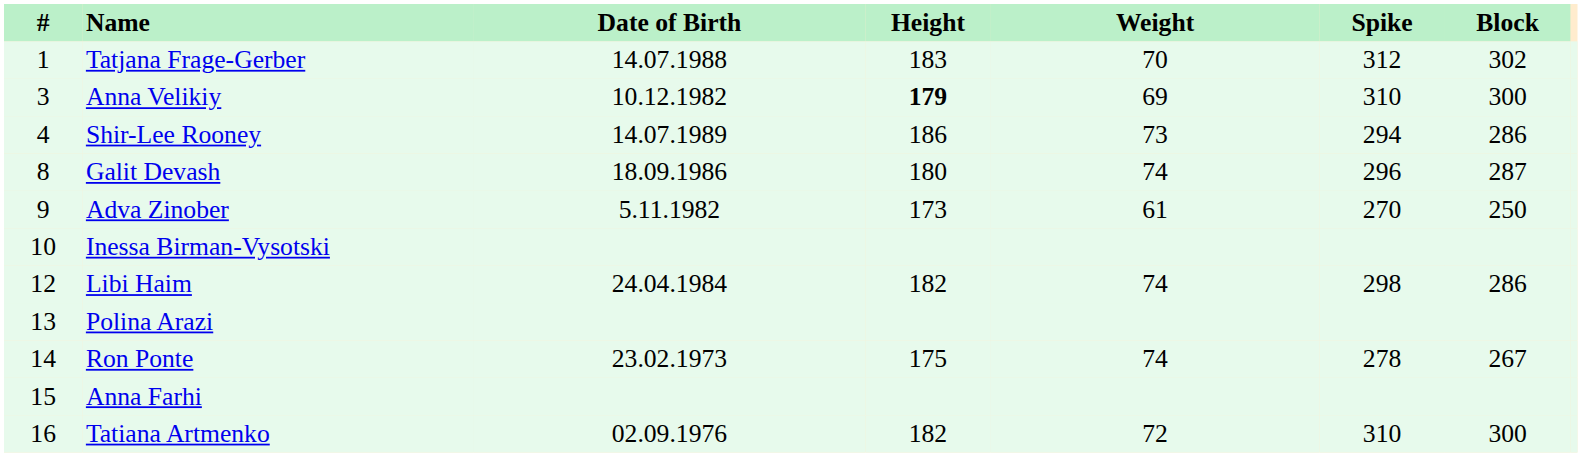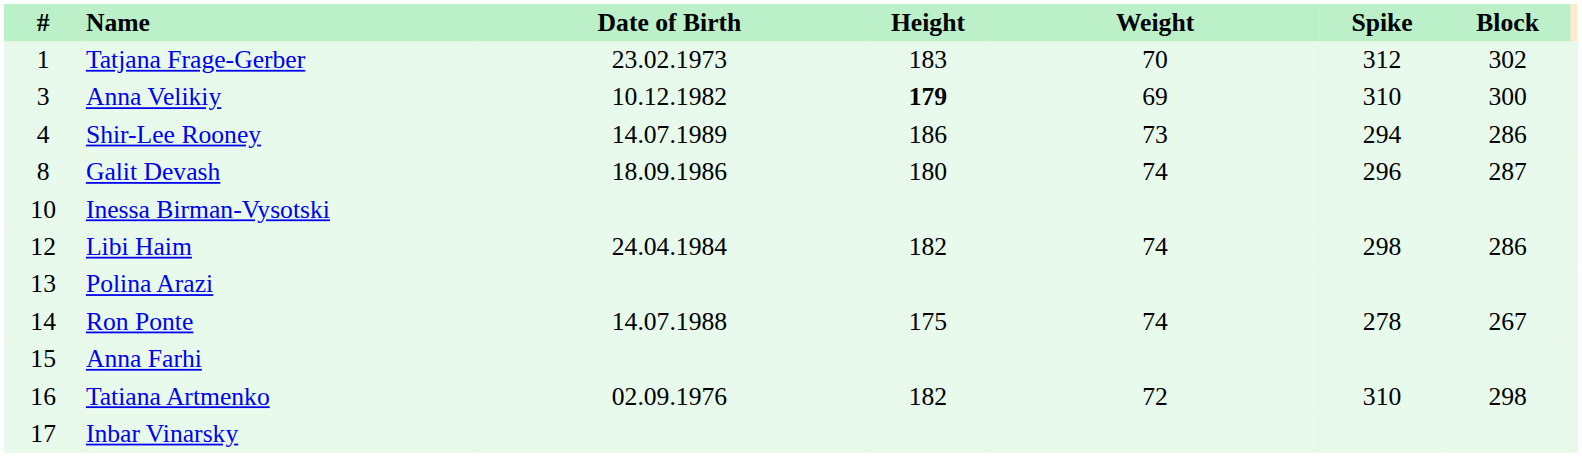(669, 59) 14.07.1988 -> (669, 59) 23.02.1973
- row: (157, 209)
(669, 358) 23.02.1973 -> (669, 321) 14.07.1988
(1508, 433) 300 -> (1508, 396) 298
+ row: (162, 433)
